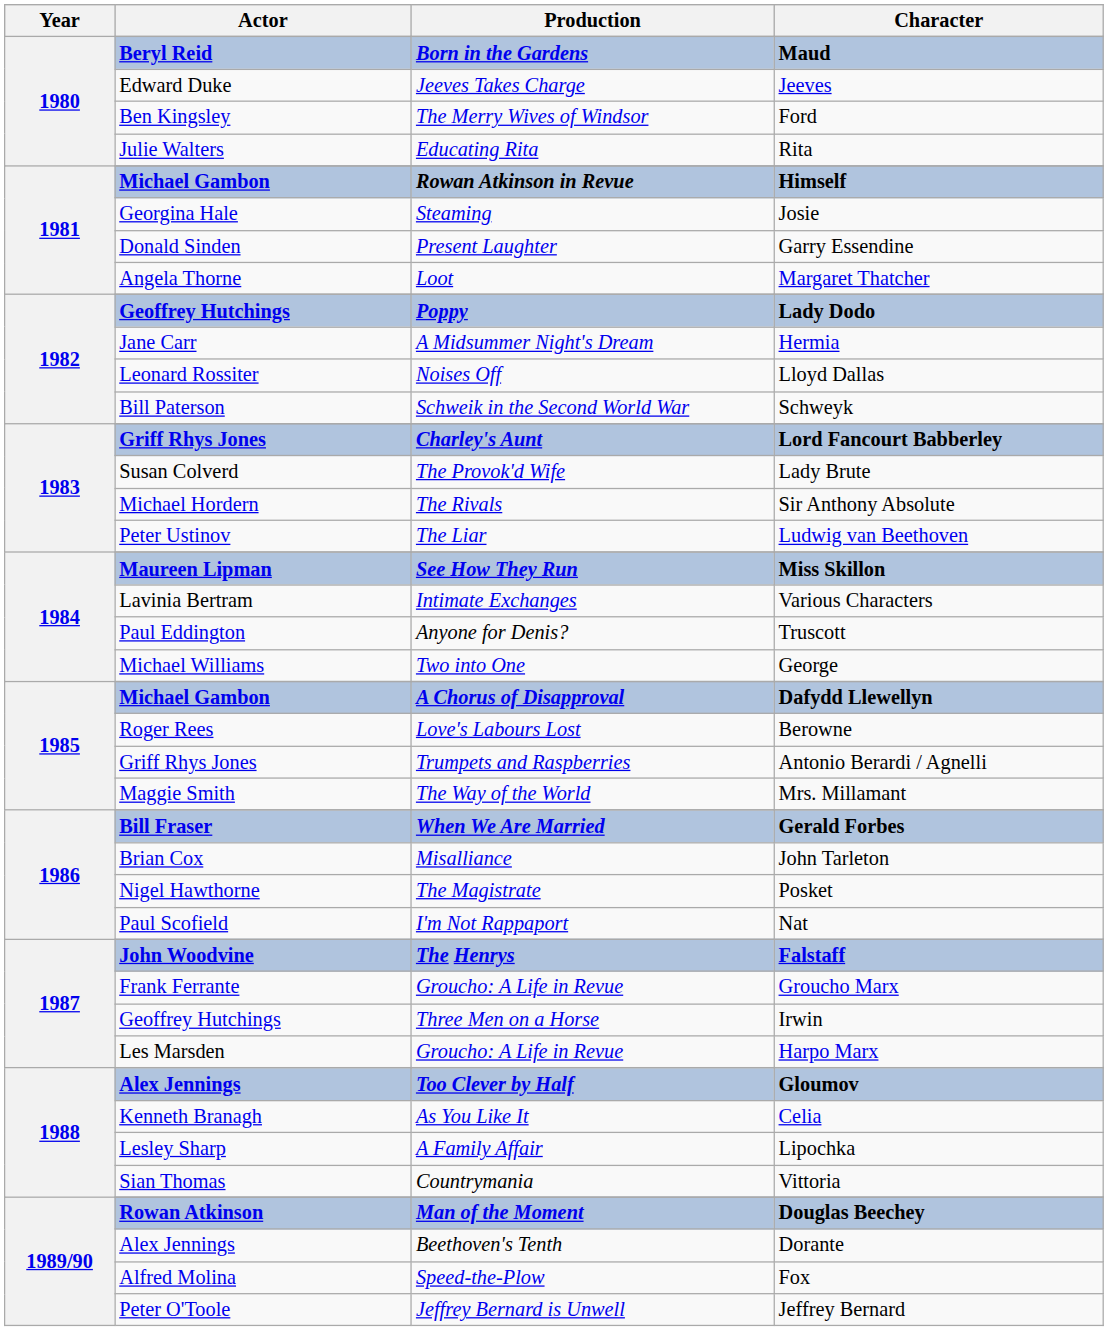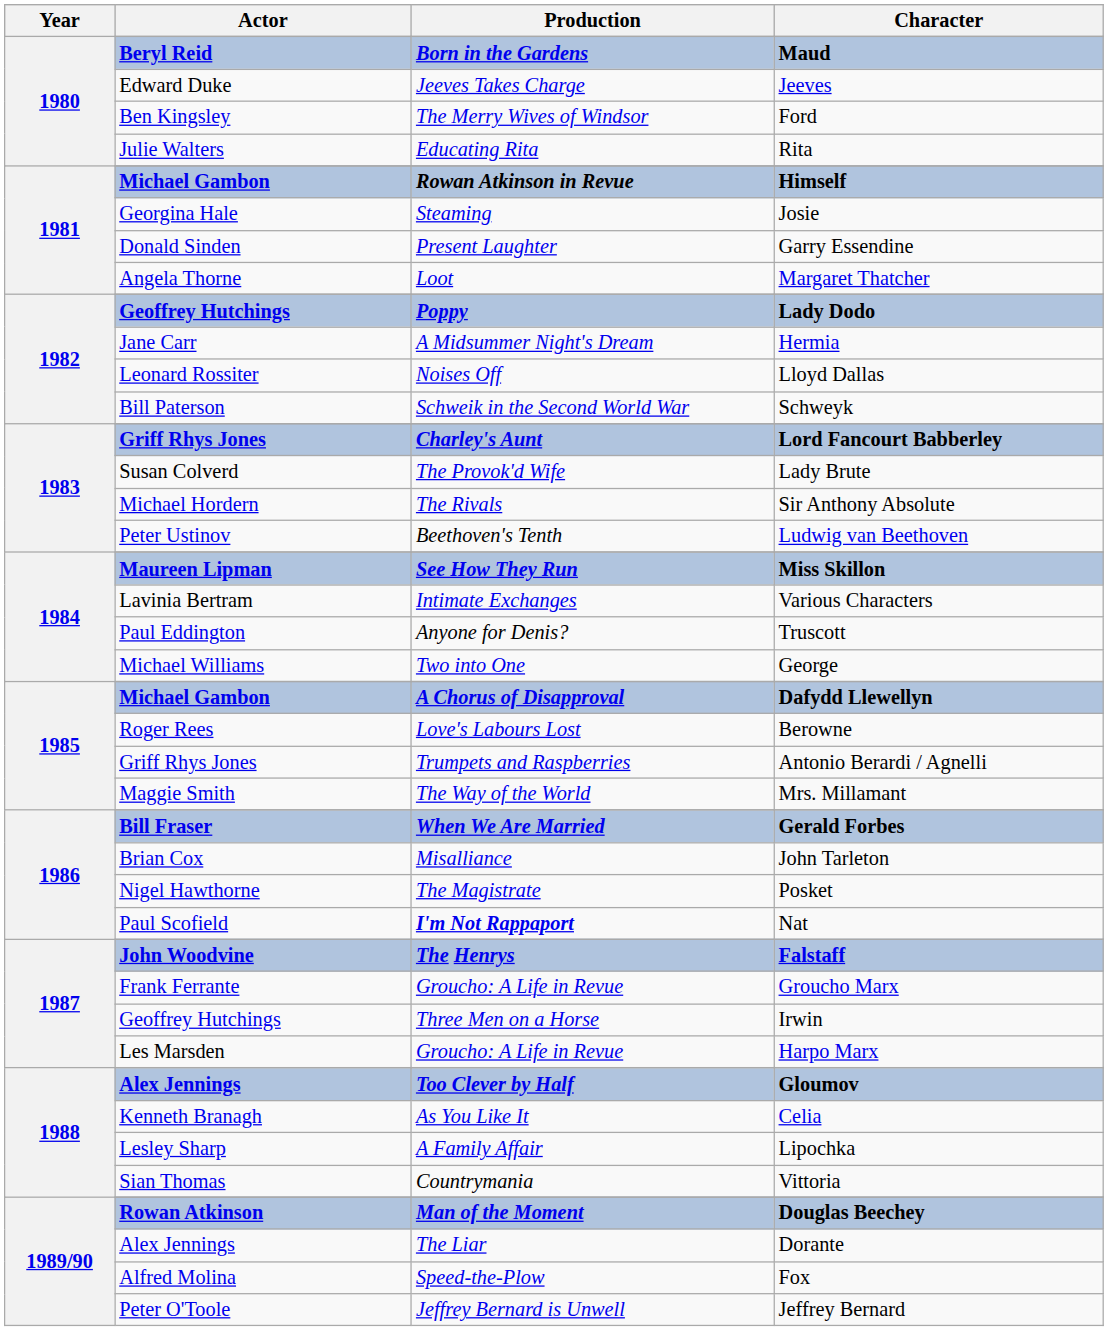(451, 536) The Liar -> (489, 536) Beethoven's Tenth
(492, 922) normal -> (495, 922) bold
(489, 1245) Beethoven's Tenth -> (451, 1245) The Liar
